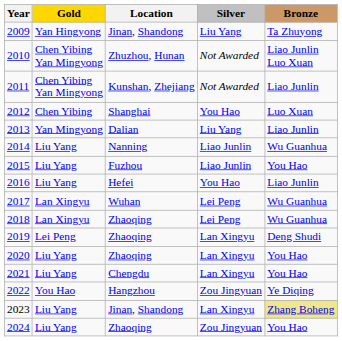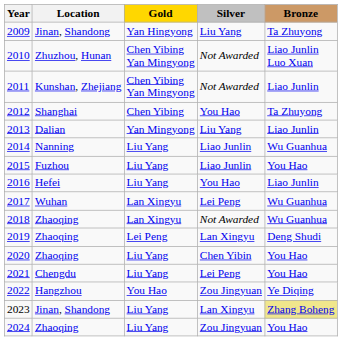columns swapped: (151, 13) <-> (69, 13)
(290, 111) Luo Xuan -> (295, 111) Ta Zhuyong
(220, 219) Lei Peng -> (229, 219) Not Awarded
(227, 255) Lan Xingyu -> (226, 255) Chen Yibin
(227, 273) Lan Xingyu -> (220, 273) Lei Peng
